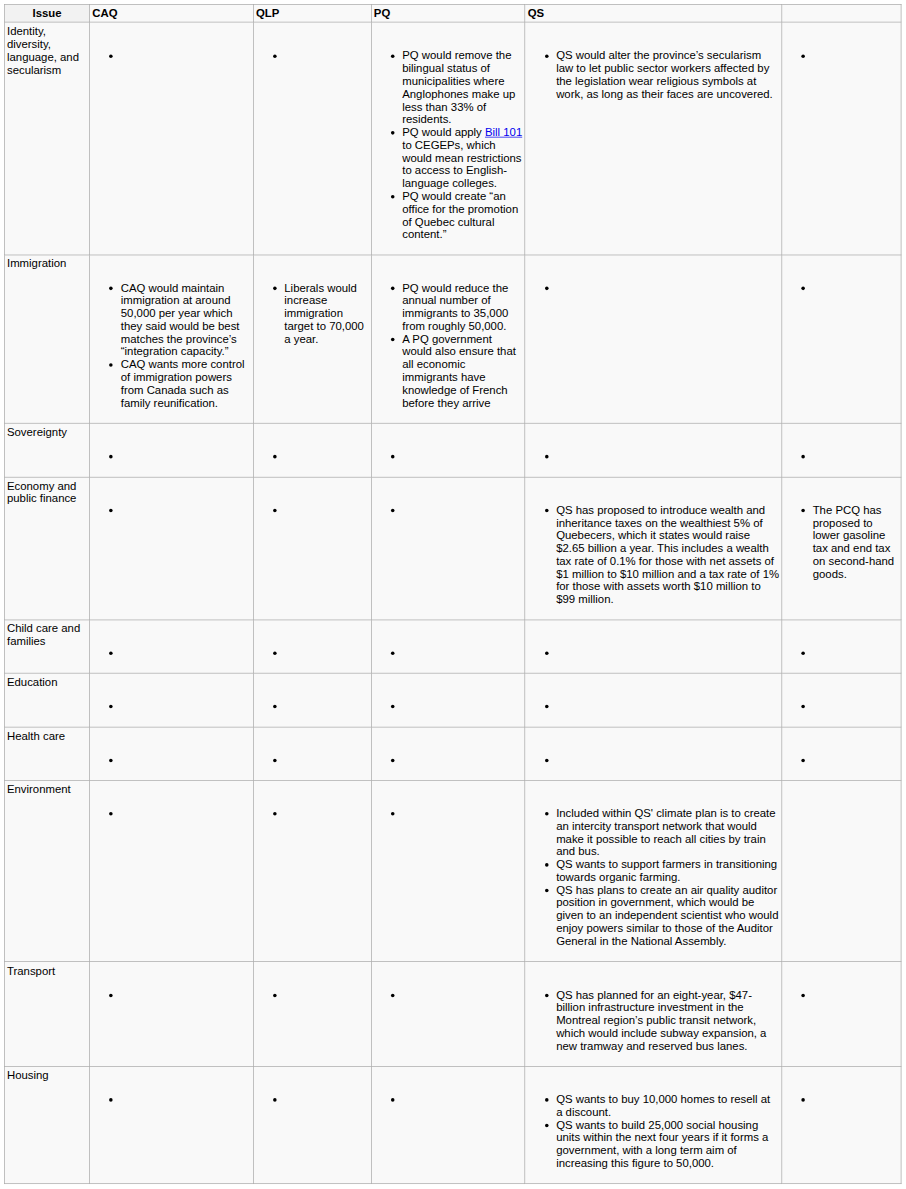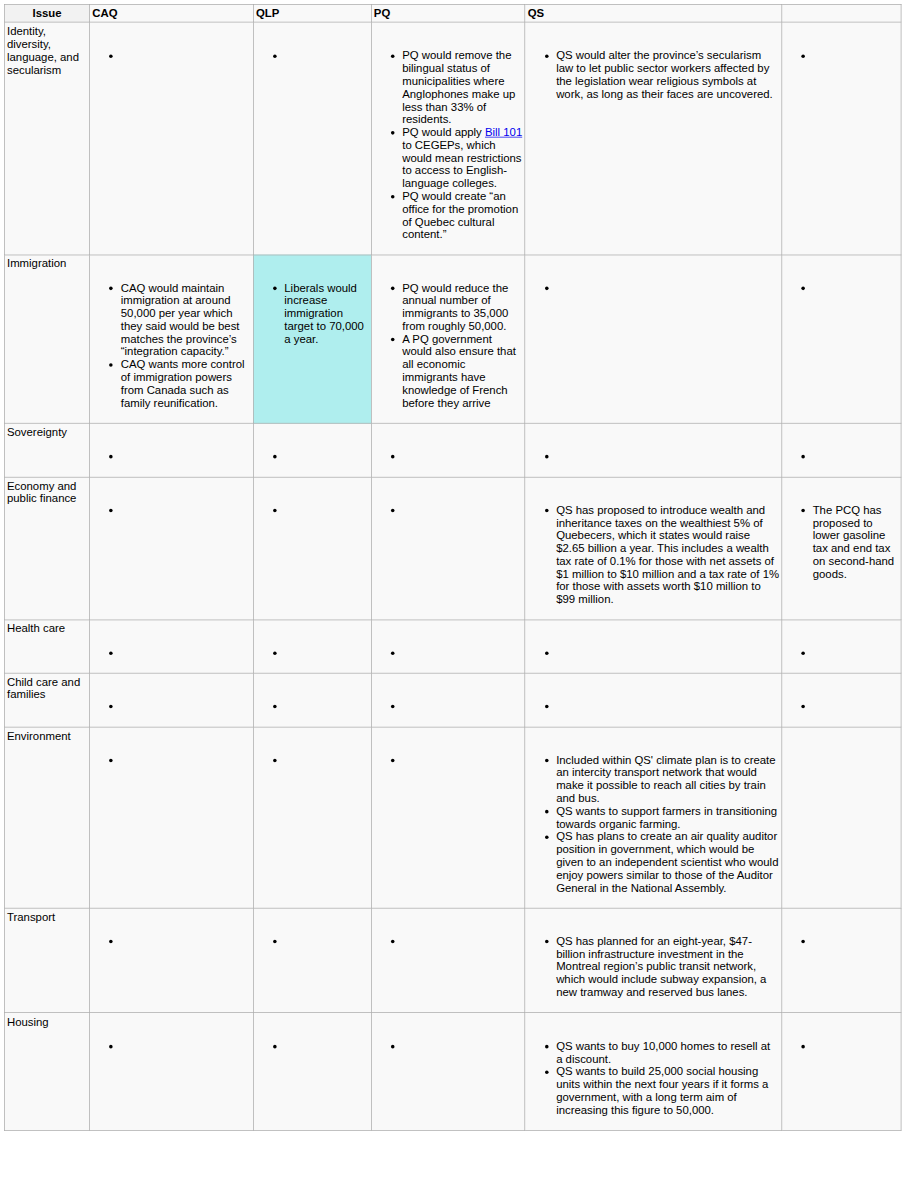(312, 314) no background -> (312, 314) paleturquoise background
rows swapped: (36, 736) <-> (44, 635)
- row: (32, 682)
